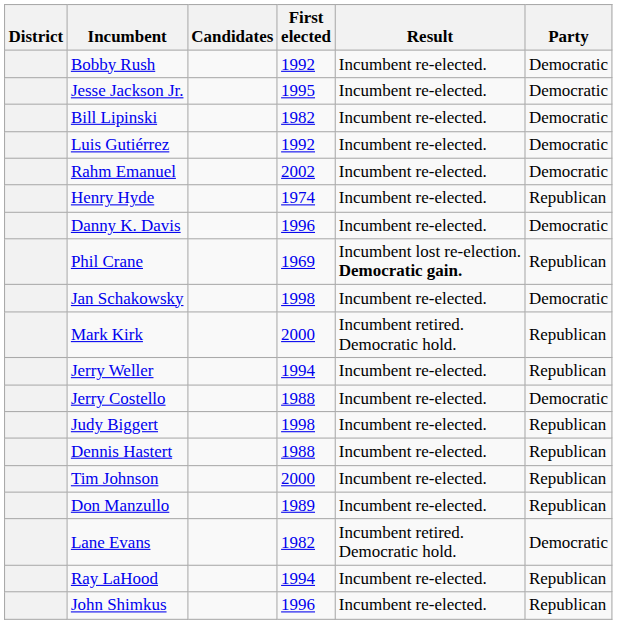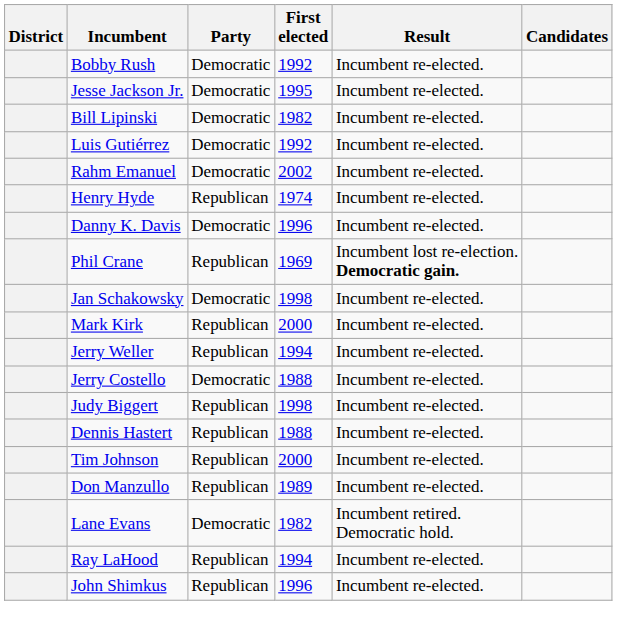columns swapped: (568, 37) <-> (232, 37)
(401, 334) Incumbent retired. Democratic hold. -> (410, 325) Incumbent re-elected.
